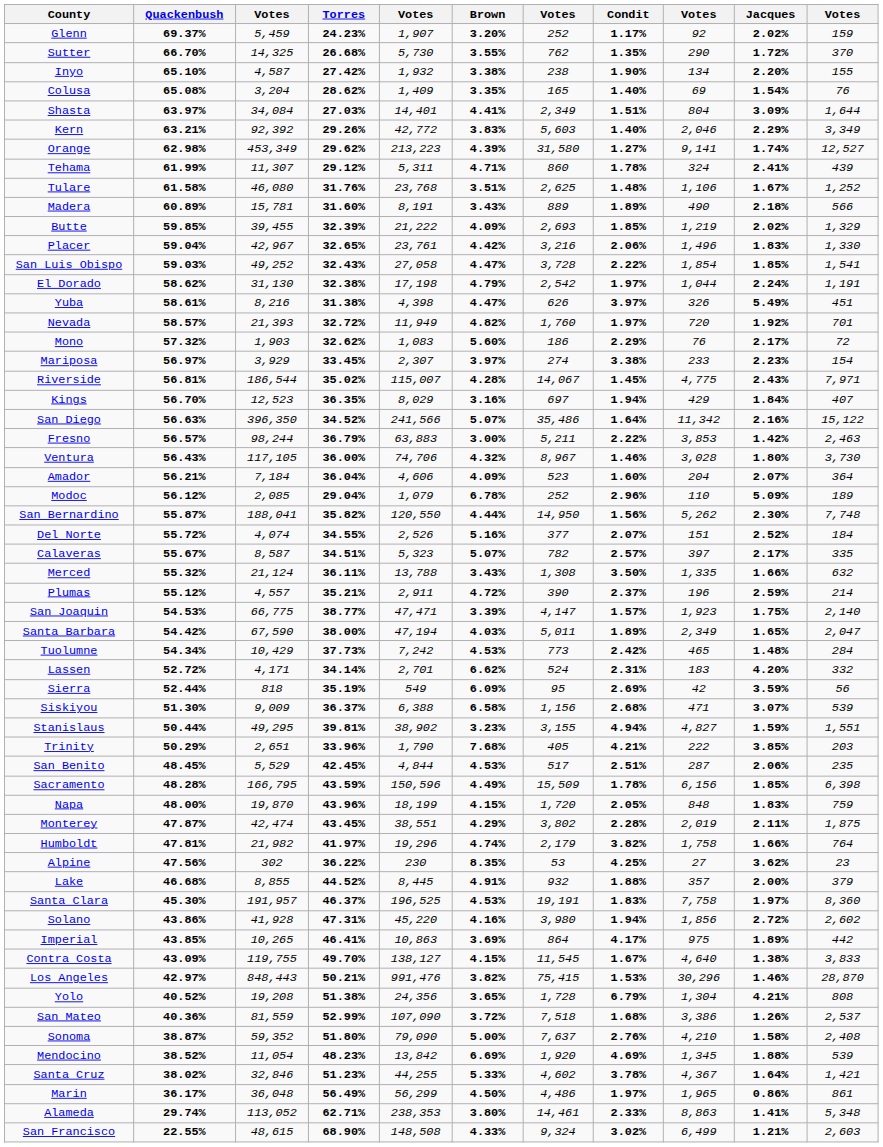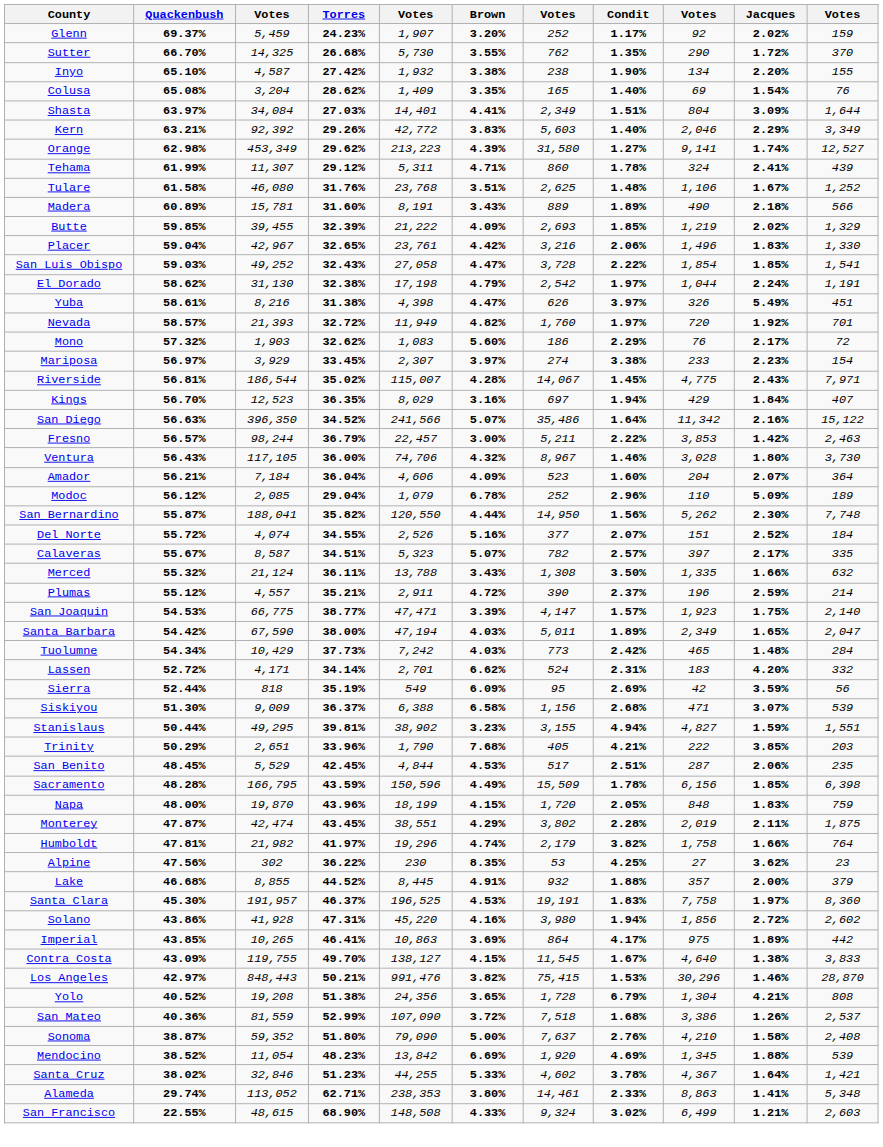(416, 438) 63,883 -> (416, 438) 22,457
(488, 650) 4.53% -> (488, 650) 4.03%
- row: (69, 1094)
